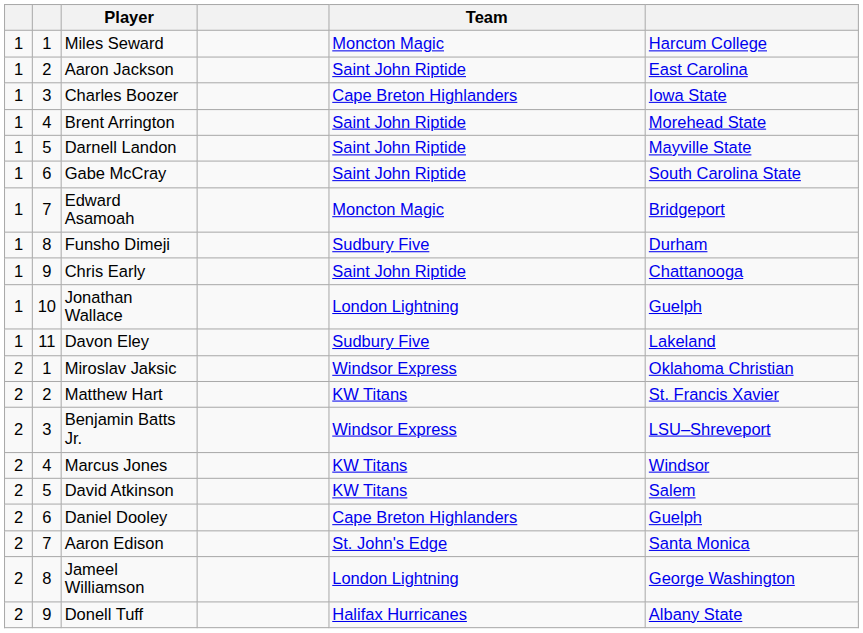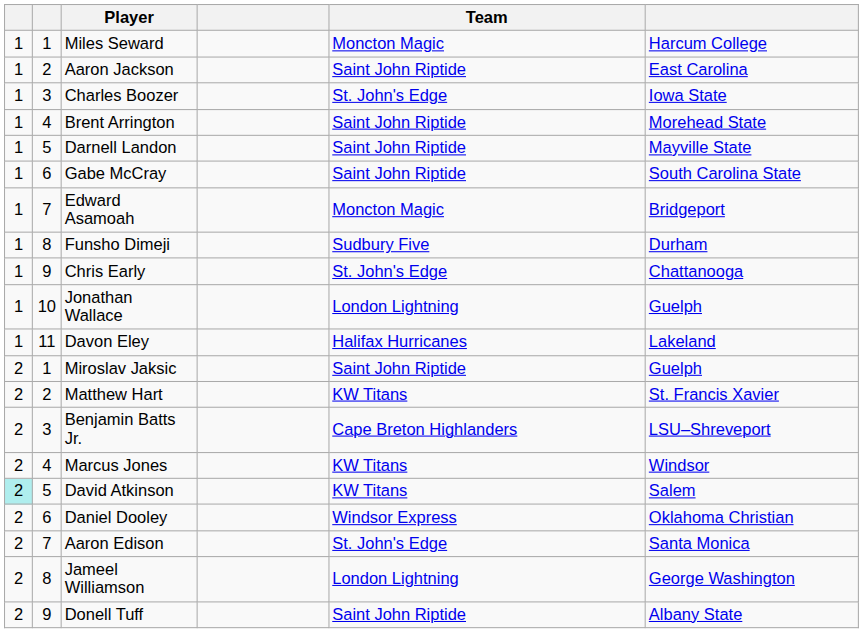(425, 95) Cape Breton Highlanders -> (390, 95) St. John's Edge
(399, 271) Saint John Riptide -> (390, 271) St. John's Edge
(381, 342) Sudbury Five -> (400, 342) Halifax Hurricanes
(395, 368) Windsor Express -> (399, 368) Saint John Riptide
(721, 368) Oklahoma Christian -> (675, 368) Guelph
(395, 429) Windsor Express -> (425, 429) Cape Breton Highlanders
(19, 491) no background -> (19, 491) paleturquoise background
(425, 517) Cape Breton Highlanders -> (395, 517) Windsor Express
(675, 517) Guelph -> (721, 517) Oklahoma Christian
(400, 614) Halifax Hurricanes -> (399, 614) Saint John Riptide
